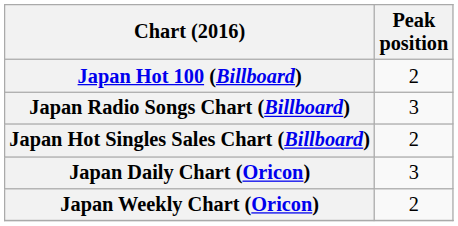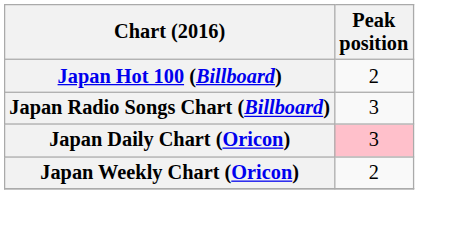- row: (190, 140)
(414, 172) no background -> (374, 140) pink background
